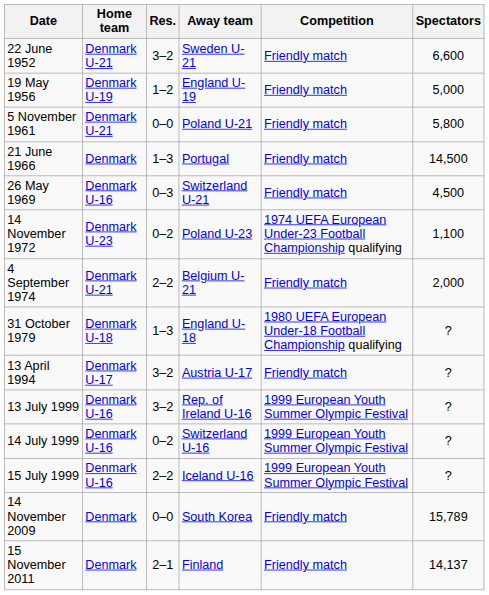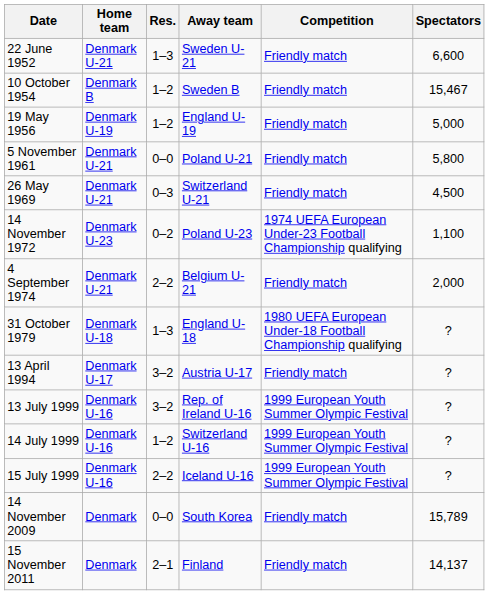(163, 55) 3–2 -> (163, 55) 1–3
+ row: (39, 90)
- row: (30, 158)
(111, 192) Denmark U-16 -> (111, 192) Denmark U-21
(163, 441) 0–2 -> (163, 441) 1–2
